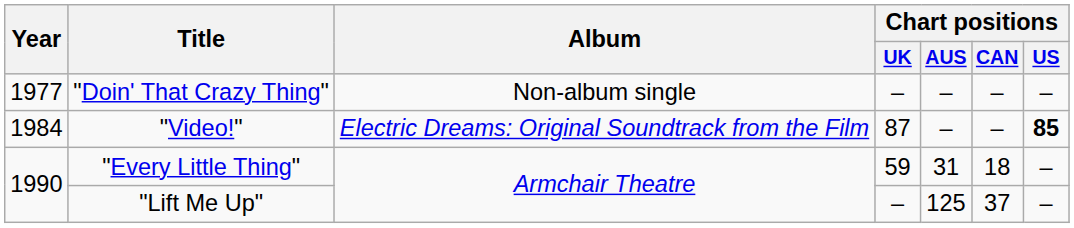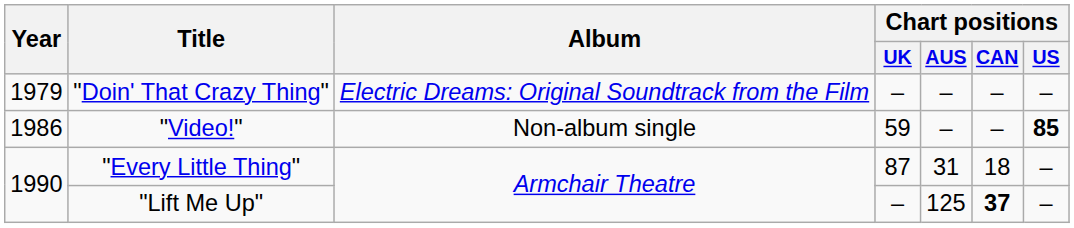(36, 91) 1977 -> (36, 91) 1979
(605, 91) Non-album single -> (605, 91) Electric Dreams: Original Soundtrack from the Film
(36, 129) 1984 -> (36, 129) 1986
(605, 129) Electric Dreams: Original Soundtrack from the Film -> (605, 129) Non-album single
(898, 129) 87 -> (898, 129) 59
(898, 166) 59 -> (898, 166) 87
(997, 203) normal -> (997, 203) bold
